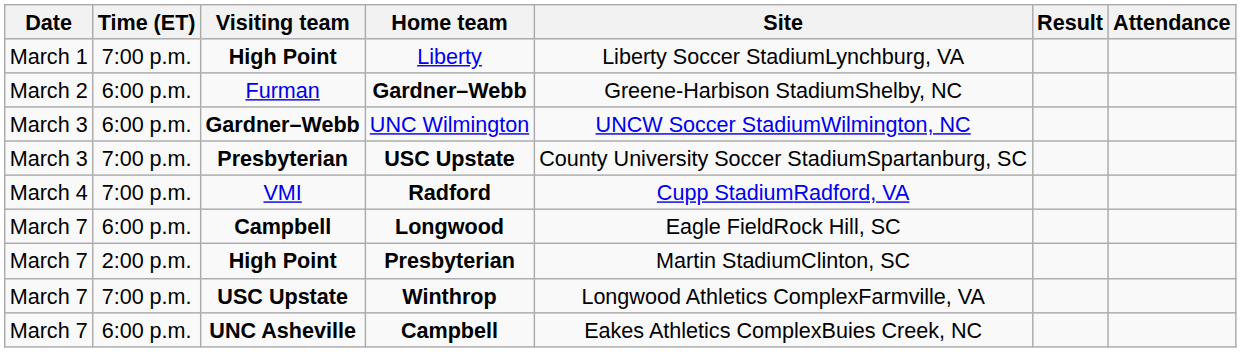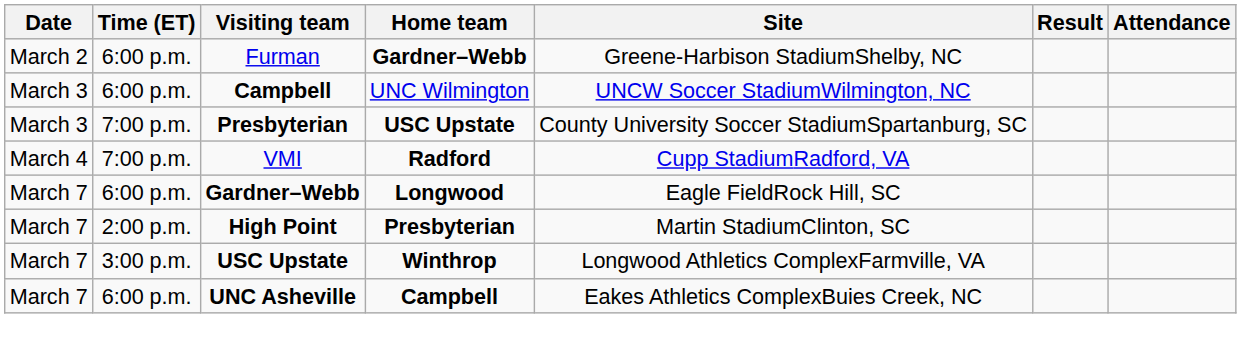- row: (450, 56)
(283, 124) Gardner–Webb -> (283, 90) Campbell
(283, 227) Campbell -> (283, 193) Gardner–Webb
(147, 295) 7:00 p.m. -> (147, 261) 3:00 p.m.
